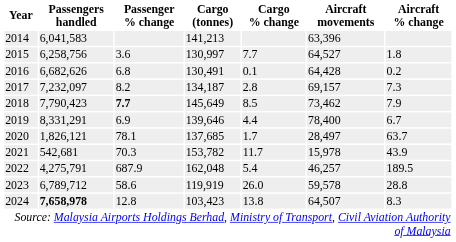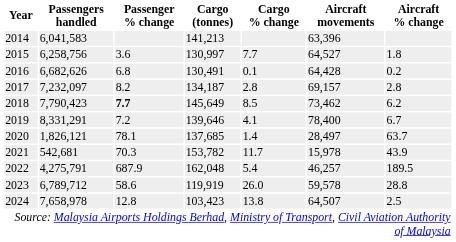(394, 87) 7.3 -> (394, 87) 2.8
(394, 103) 7.9 -> (394, 103) 6.2
(123, 119) 6.9 -> (123, 119) 7.2
(250, 119) 4.4 -> (250, 119) 4.1
(250, 136) 1.7 -> (250, 136) 1.4
(63, 201) bold -> (63, 201) normal
(394, 201) 8.3 -> (394, 201) 2.5
